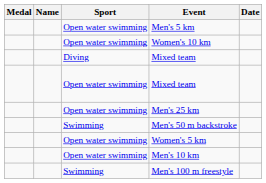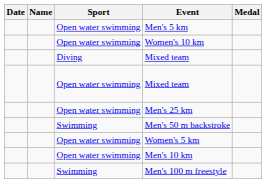columns swapped: (19, 12) <-> (250, 12)
